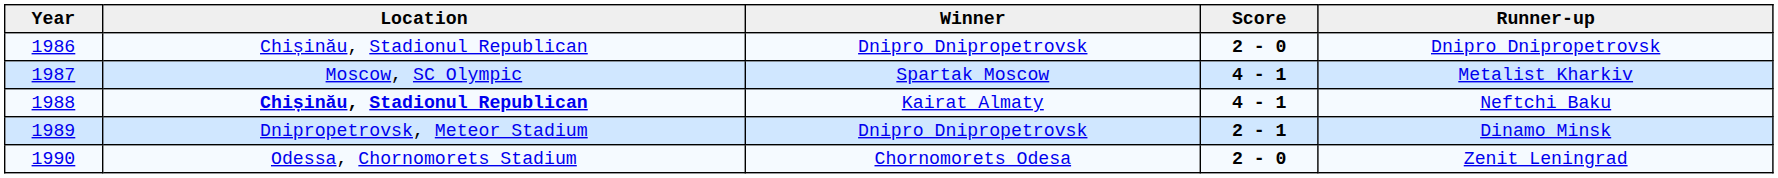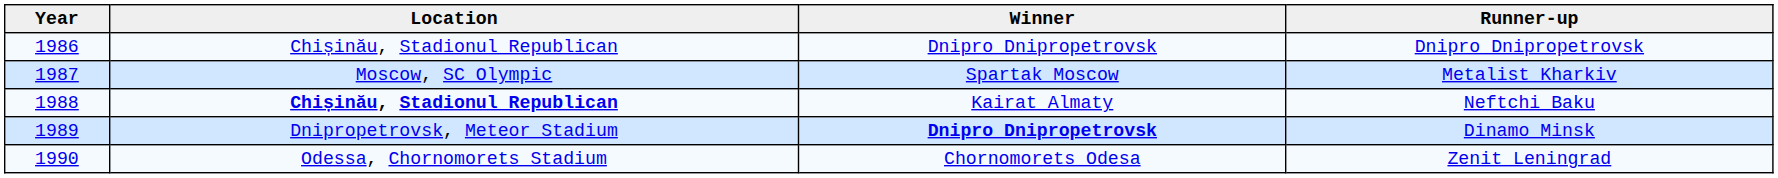- column: (1259, 19)
(973, 131) normal -> (1042, 131) bold
